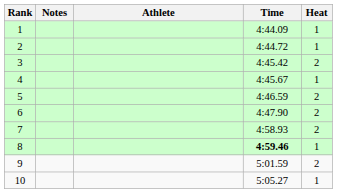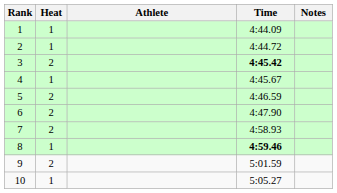columns swapped: (317, 12) <-> (55, 12)
(272, 63) normal -> (266, 63) bold
